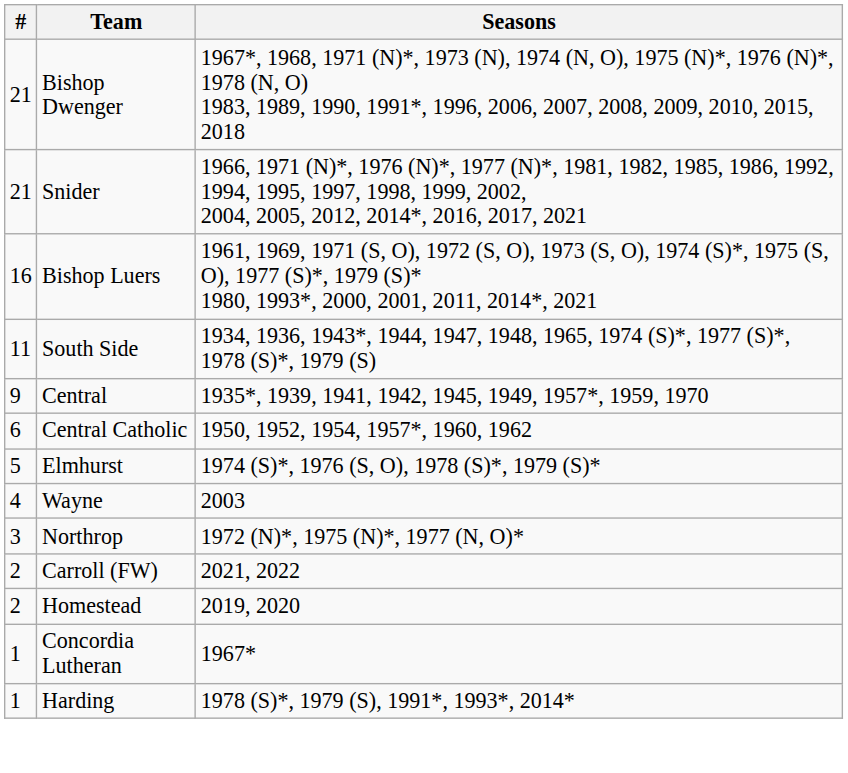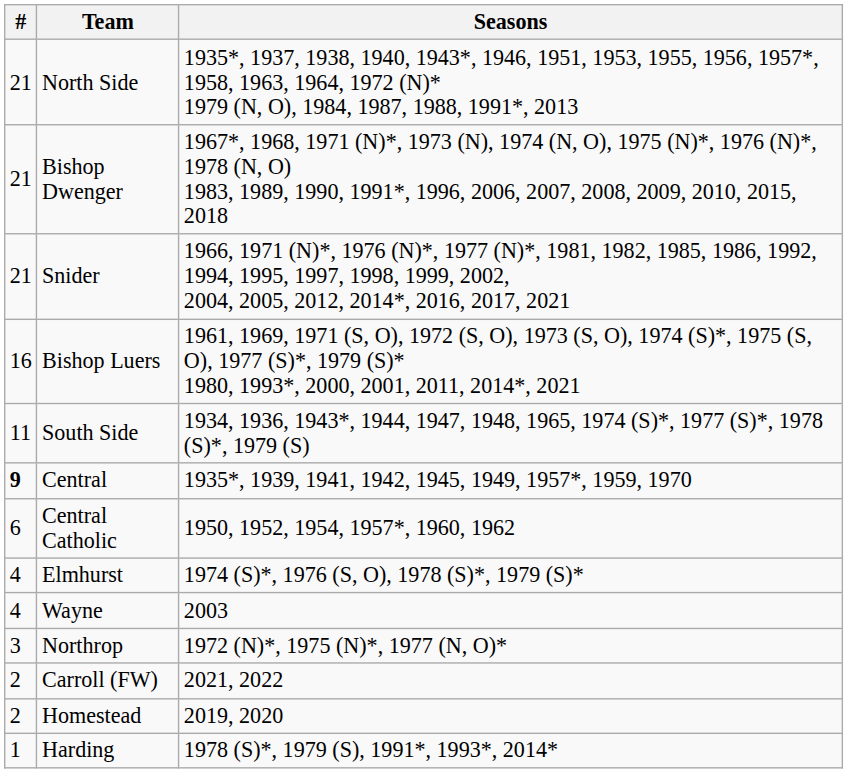+ row: (90, 81)
(15, 395) normal -> (15, 480) bold
(15, 465) 5 -> (15, 575) 4
- row: (88, 653)
